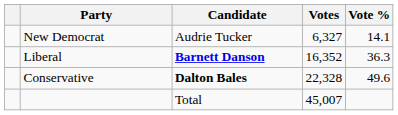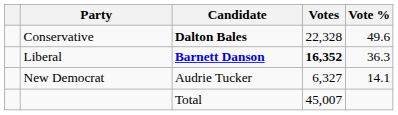rows swapped: (59, 78) <-> (64, 36)
(324, 57) normal -> (324, 57) bold
